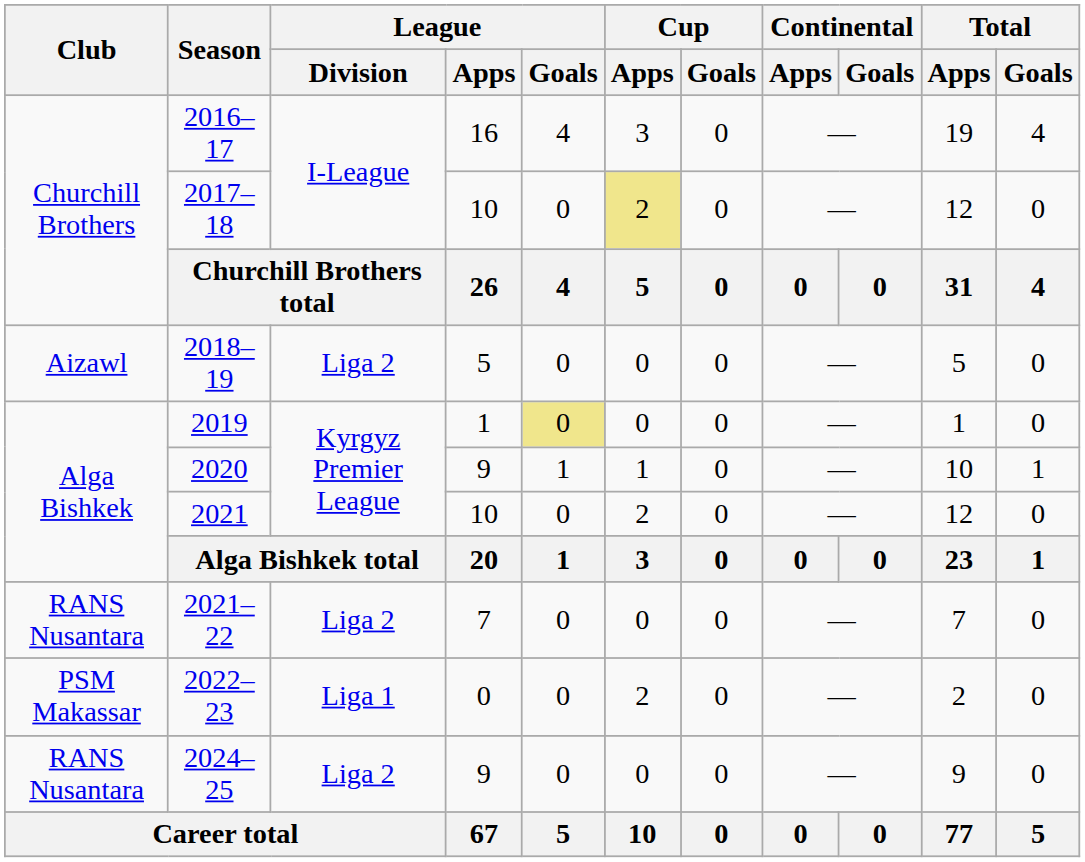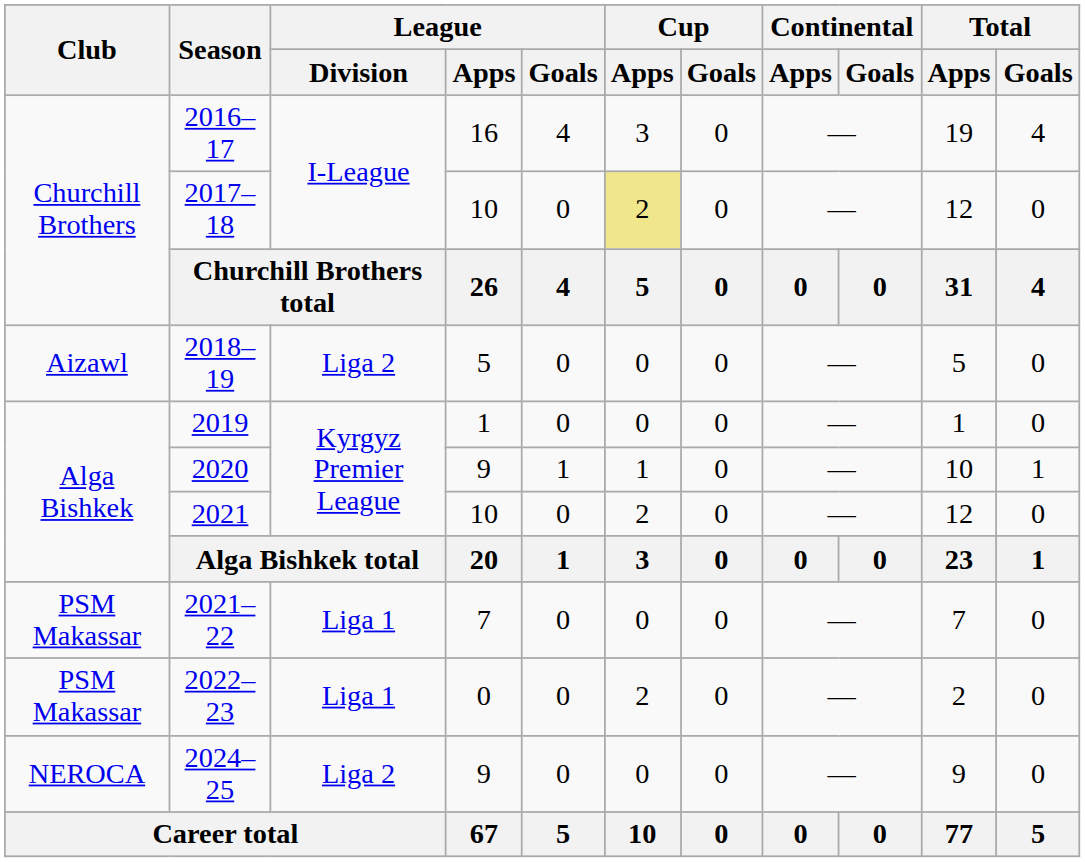(563, 423) khaki background -> (563, 423) no background
(87, 619) RANS Nusantara -> (87, 619) PSM Makassar
(358, 619) Liga 2 -> (359, 619) Liga 1
(87, 773) RANS Nusantara -> (87, 773) NEROCA
